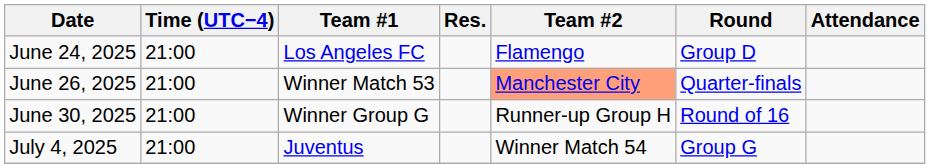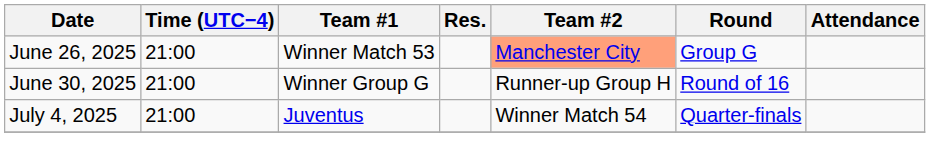- row: (73, 52)
(741, 83) Quarter-finals -> (719, 52) Group G
(719, 147) Group G -> (741, 115) Quarter-finals
